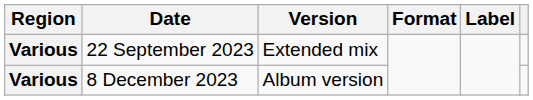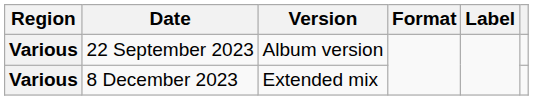(320, 49) Extended mix -> (323, 49) Album version
(323, 79) Album version -> (320, 79) Extended mix
